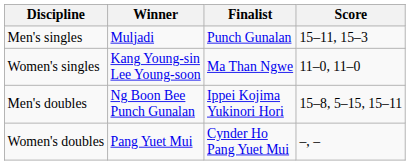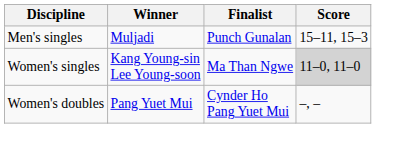(330, 66) no background -> (330, 66) lightgrey background
- row: (47, 104)
